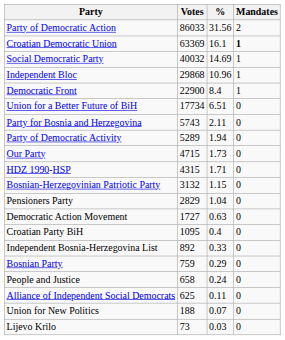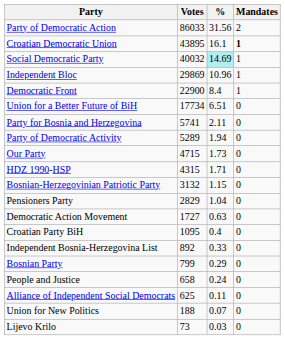(192, 43) 63369 -> (192, 43) 43895
(220, 59) no background -> (220, 59) paleturquoise background
(192, 75) 29868 -> (192, 75) 29869
(190, 122) 5743 -> (190, 122) 5741
(187, 264) 759 -> (187, 264) 799
